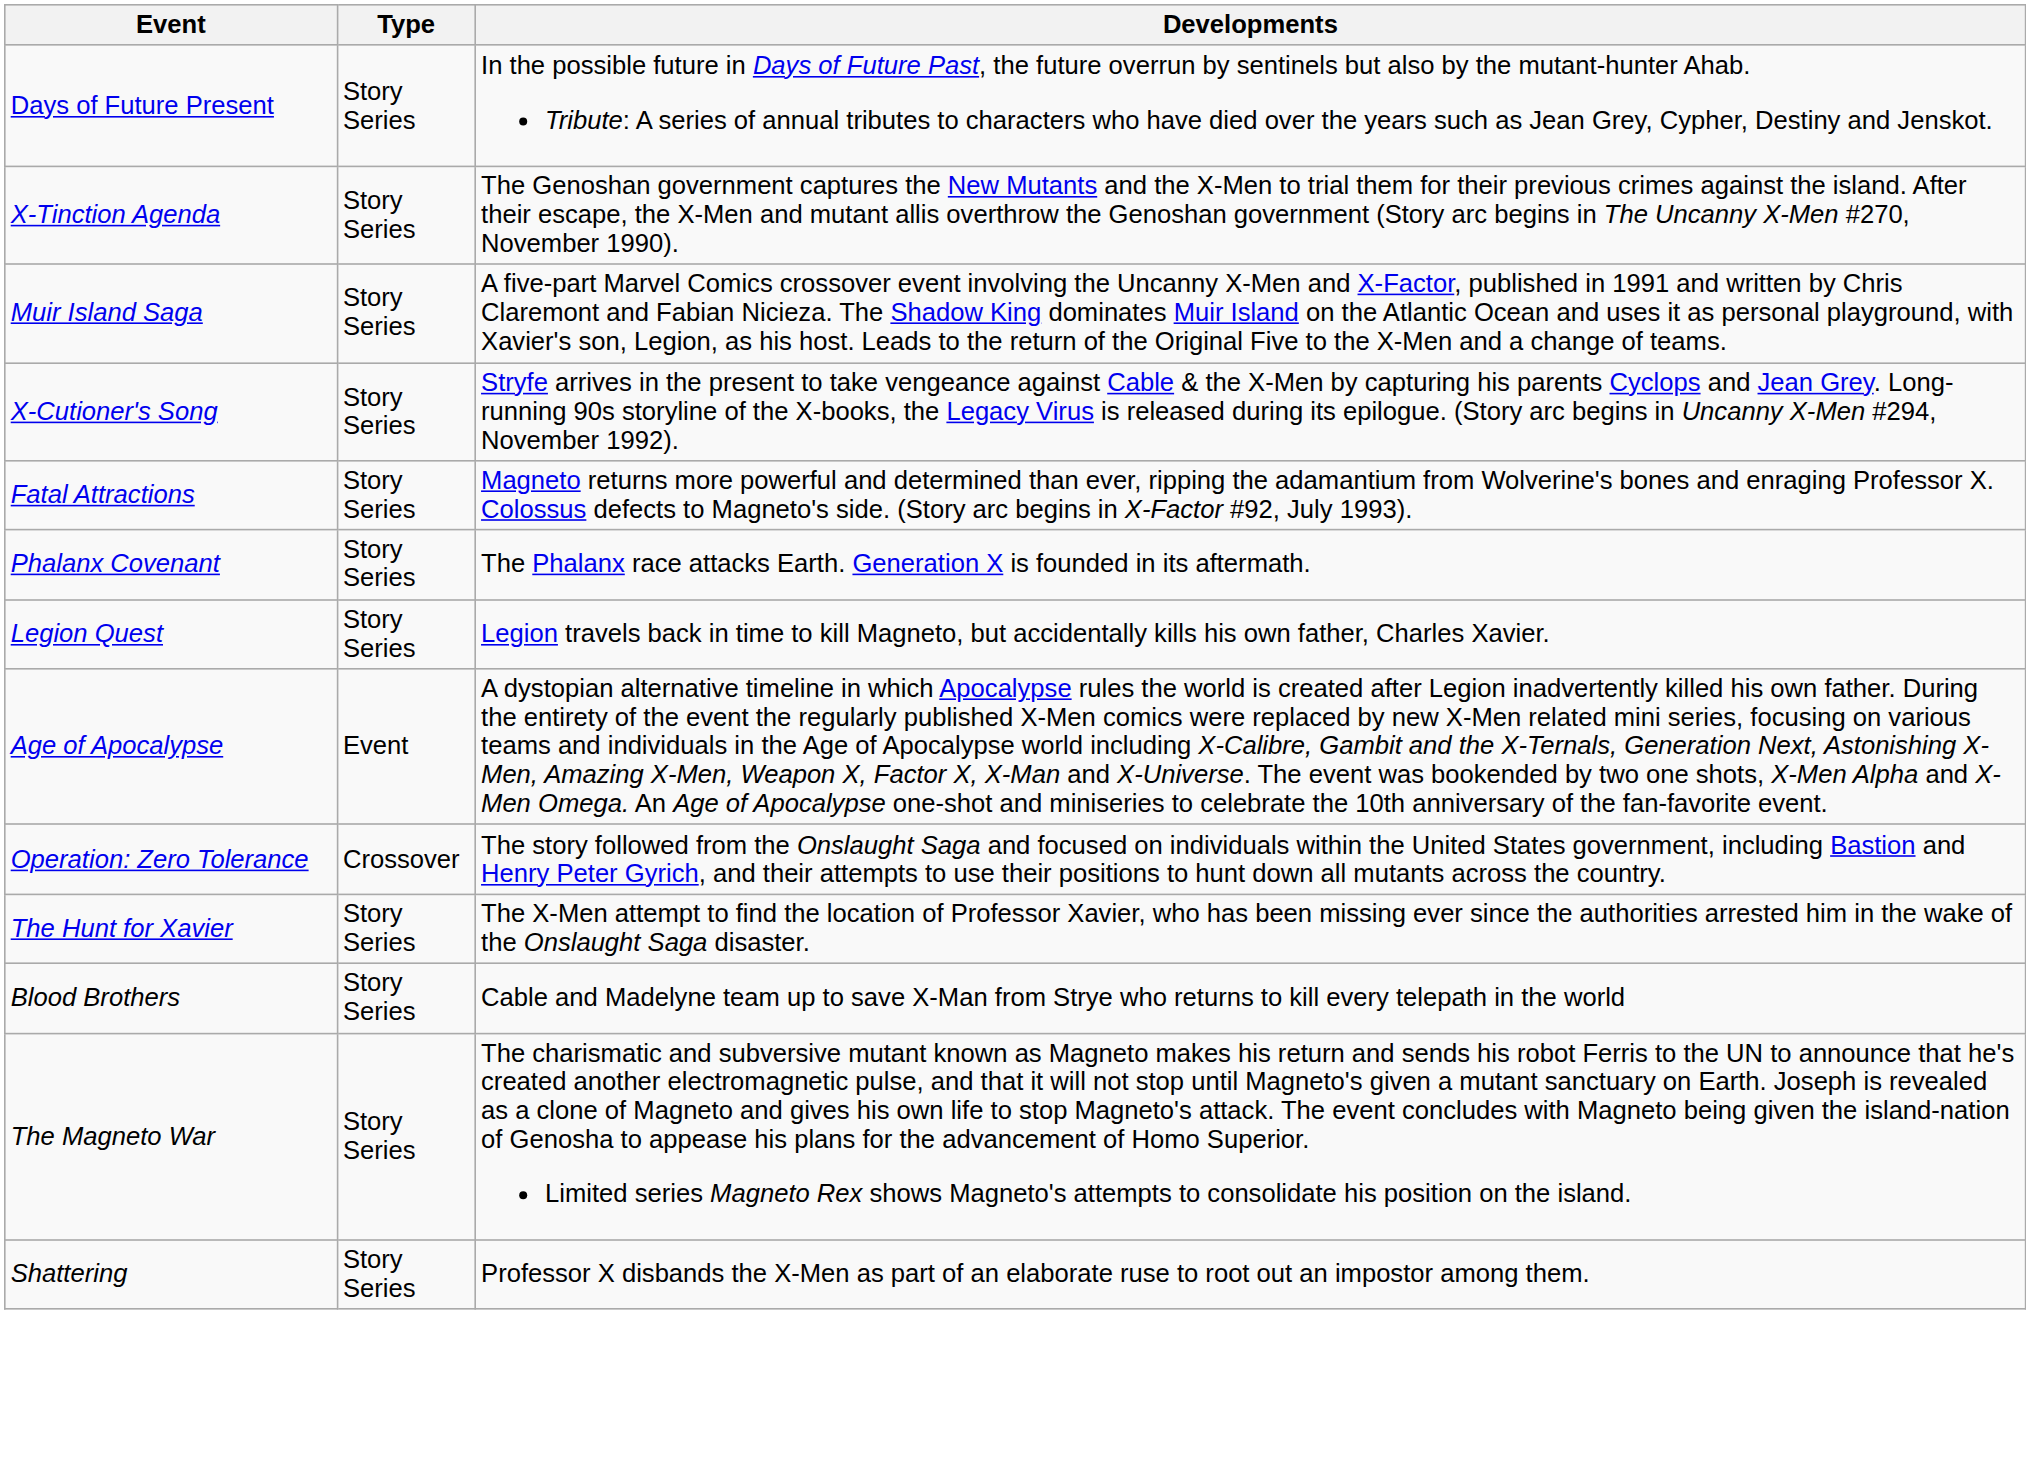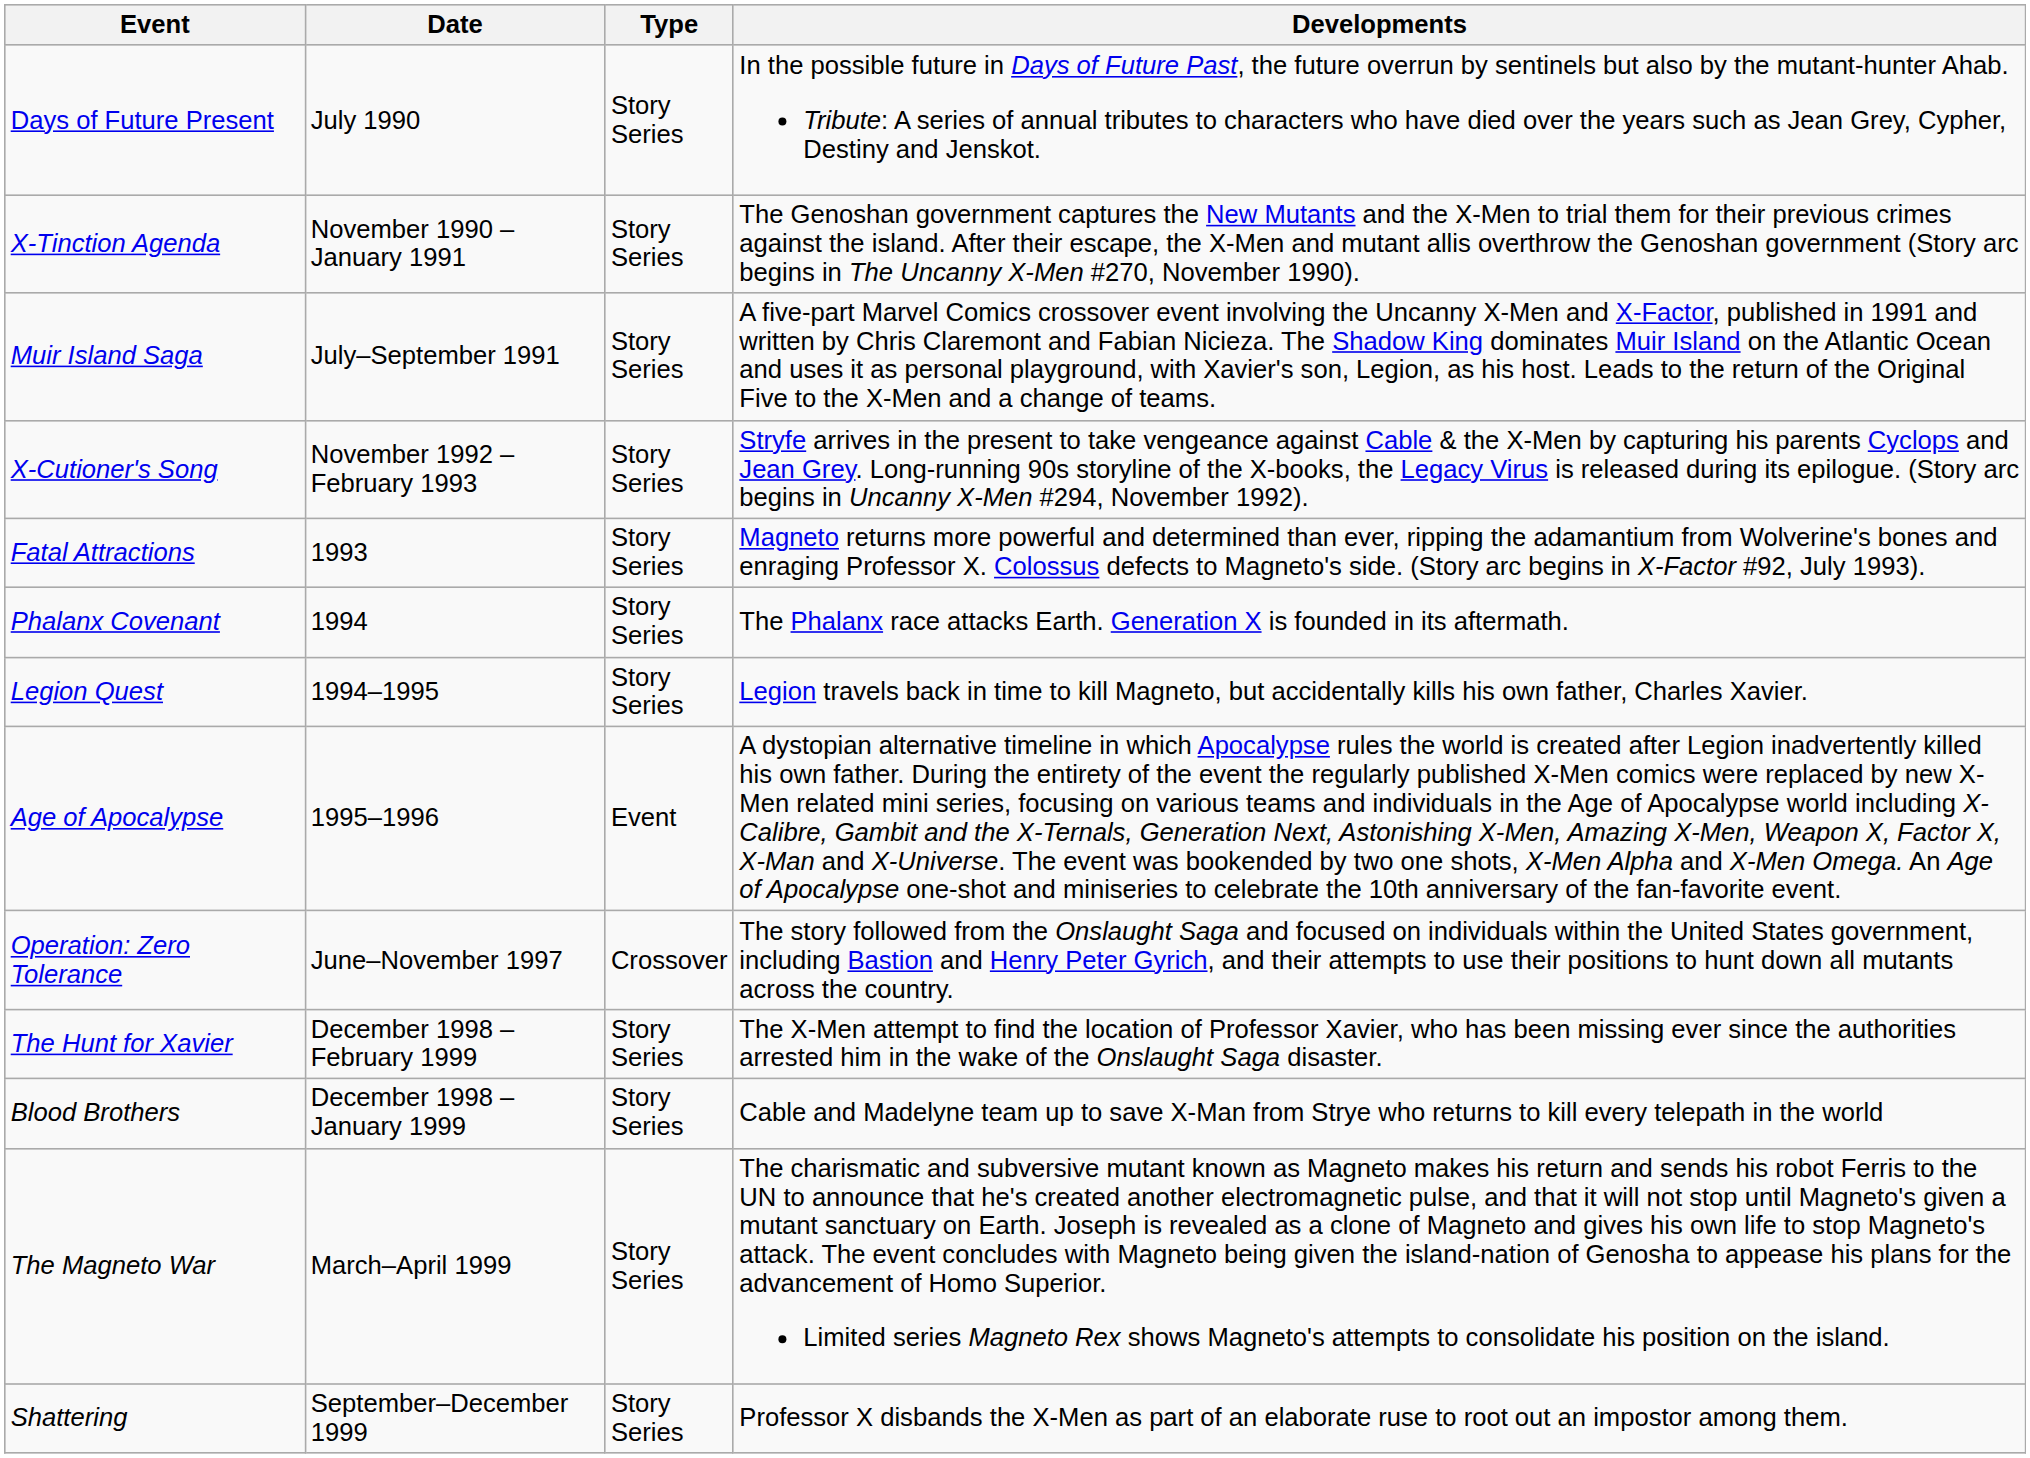+ column: (455, 24)
